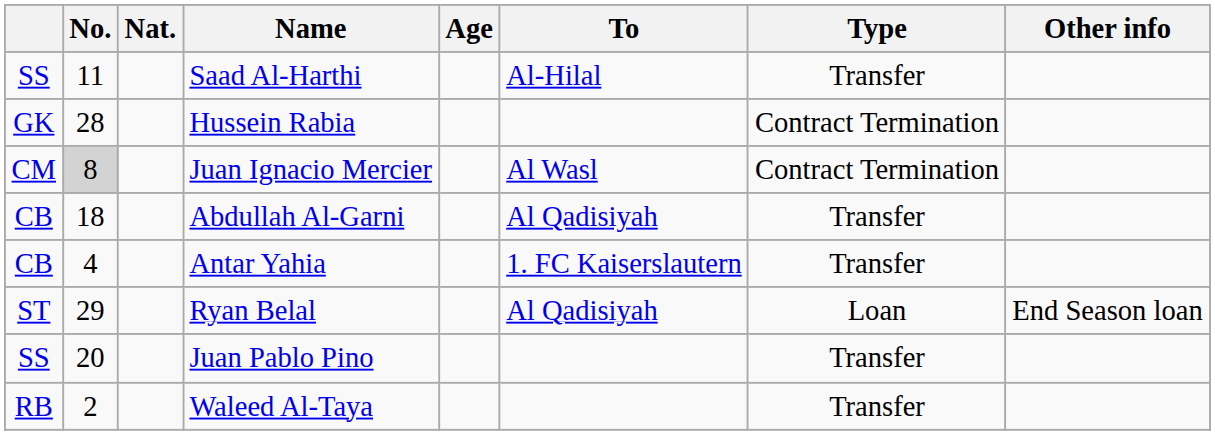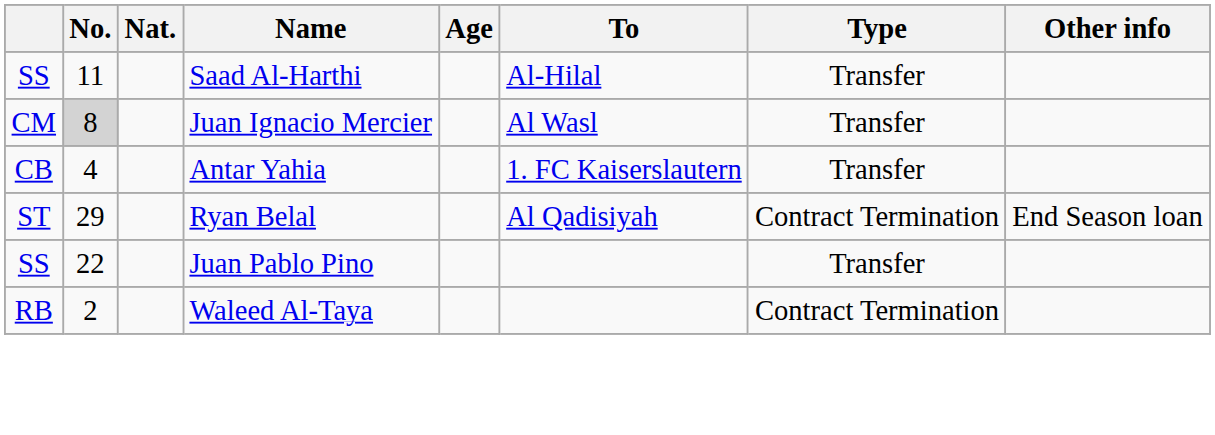- row: (272, 122)
(877, 169) Contract Termination -> (877, 122) Transfer
- row: (297, 216)
(877, 310) Loan -> (877, 216) Contract Termination
(90, 358) 20 -> (90, 263) 22
(877, 405) Transfer -> (877, 310) Contract Termination
